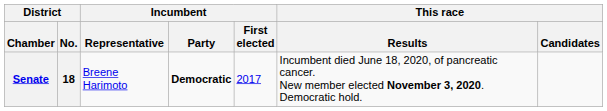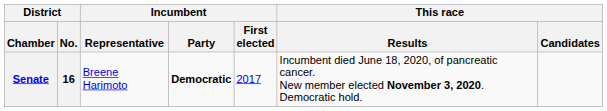(69, 79) 18 -> (69, 79) 16
